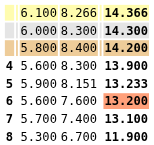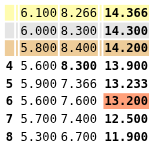(79, 66) normal -> (79, 66) bold
(79, 83) 8.151 -> (79, 83) 7.366
(126, 119) 13.100 -> (126, 119) 12.500
